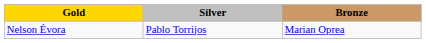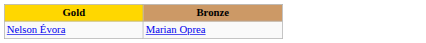- column: (213, 13)
